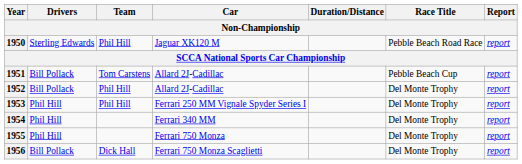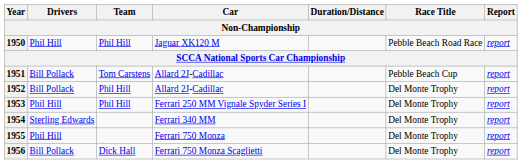(62, 43) Sterling Edwards -> (46, 43) Phil Hill
(46, 120) Phil Hill -> (62, 120) Sterling Edwards
